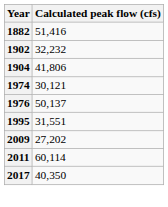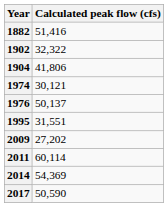(51, 49) 32,232 -> (51, 49) 32,322
+ row: (18, 175)
(51, 175) 40,350 -> (51, 193) 50,590
